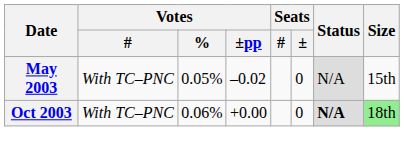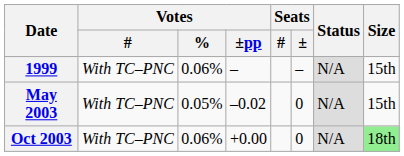+ row: (41, 68)
(331, 112) bold -> (331, 138) normal
